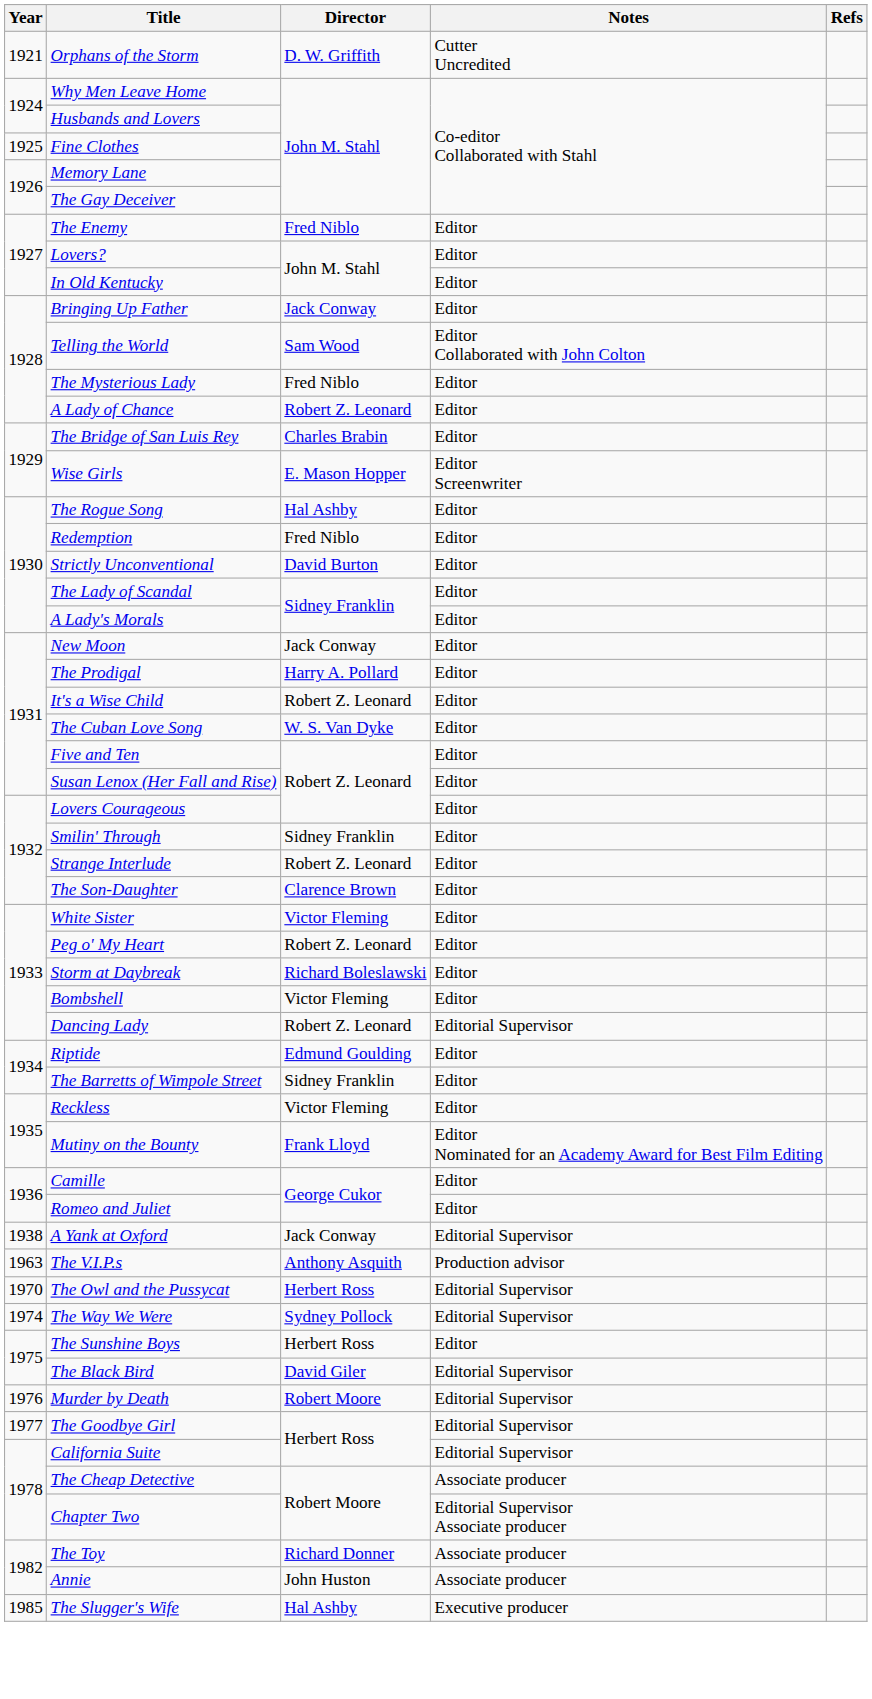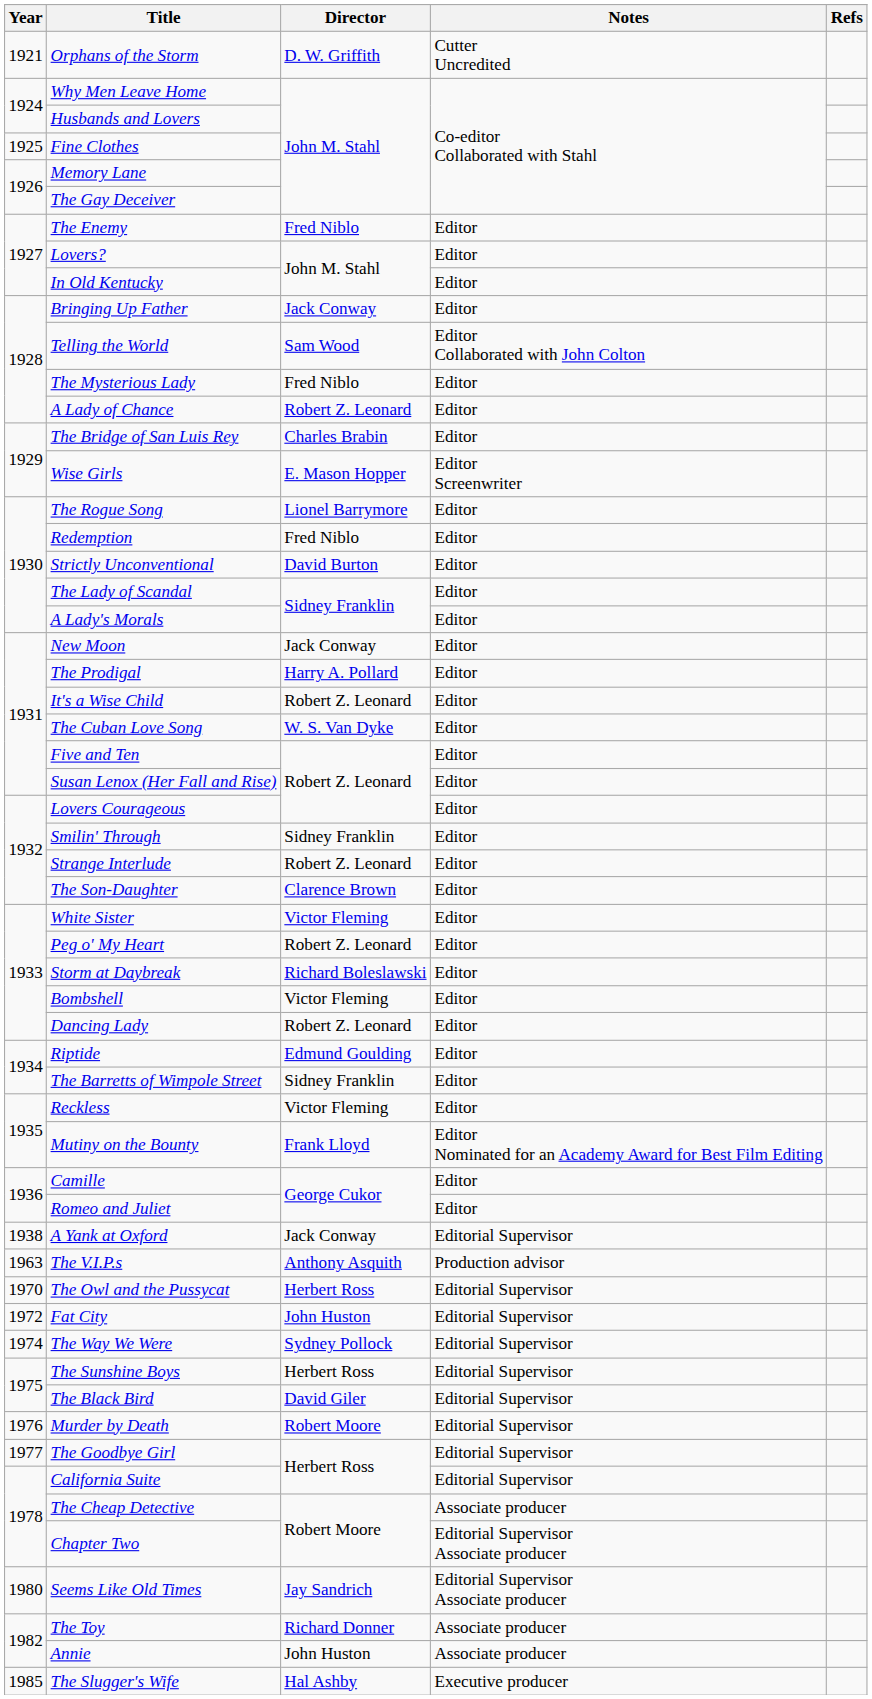(321, 510) Hal Ashby -> (346, 510) Lionel Barrymore
(504, 1026) Editorial Supervisor -> (456, 1026) Editor
+ row: (79, 1316)
(456, 1344) Editor -> (504, 1371) Editorial Supervisor
+ row: (126, 1590)
